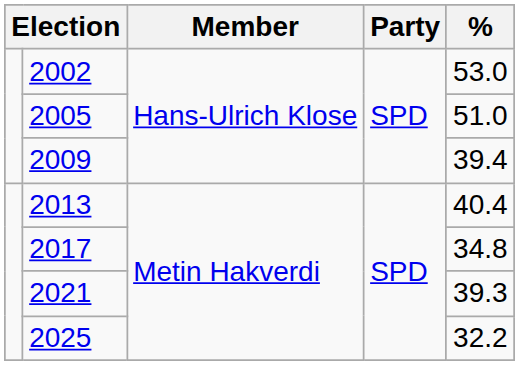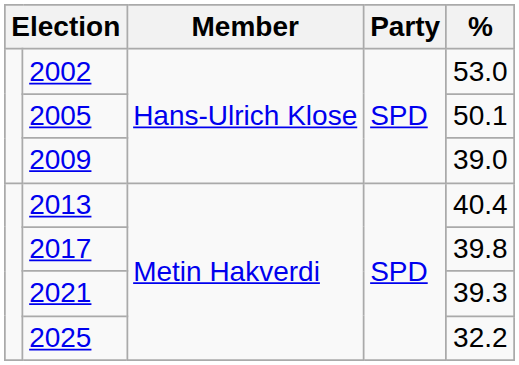(480, 115) 51.0 -> (480, 115) 50.1
(480, 159) 39.4 -> (480, 159) 39.0
(480, 248) 34.8 -> (480, 248) 39.8
